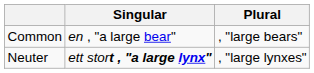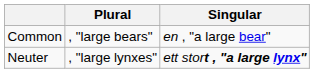columns swapped: (140, 15) <-> (262, 15)
